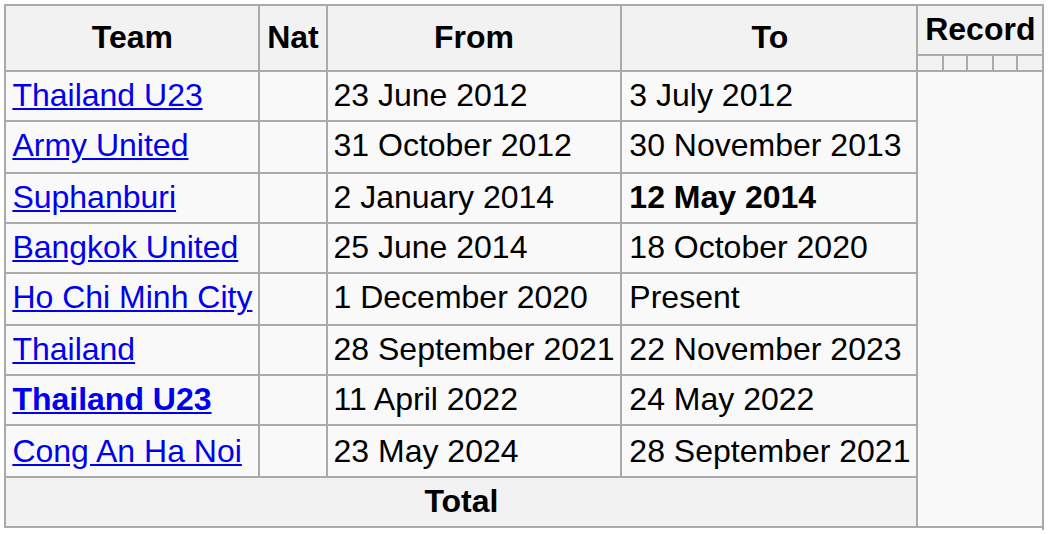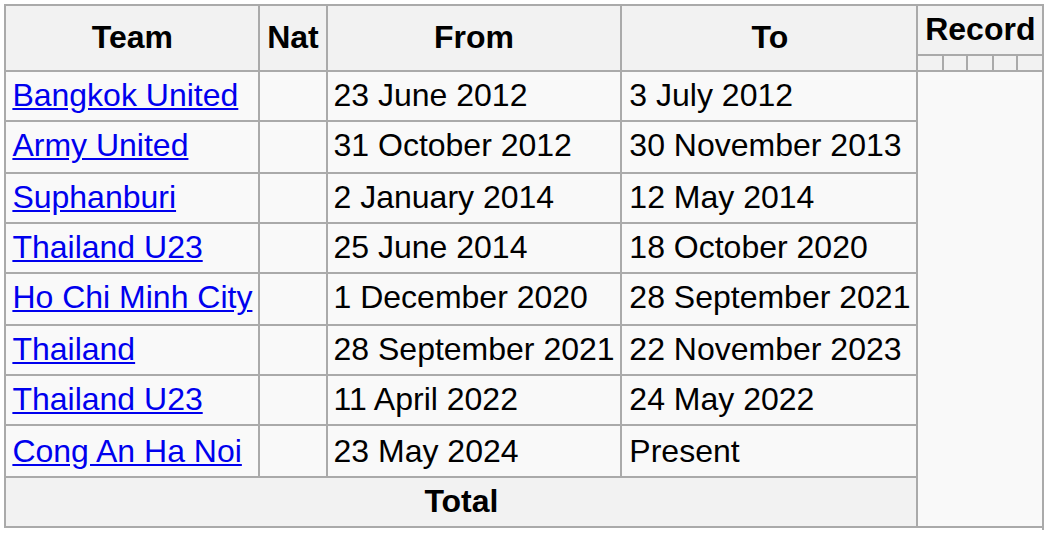(108, 95) Thailand U23 -> (125, 95) Bangkok United
(723, 196) bold -> (722, 196) normal
(125, 247) Bangkok United -> (108, 247) Thailand U23
(684, 298) Present -> (770, 298) 28 September 2021
(112, 399) bold -> (108, 399) normal
(770, 450) 28 September 2021 -> (684, 450) Present
